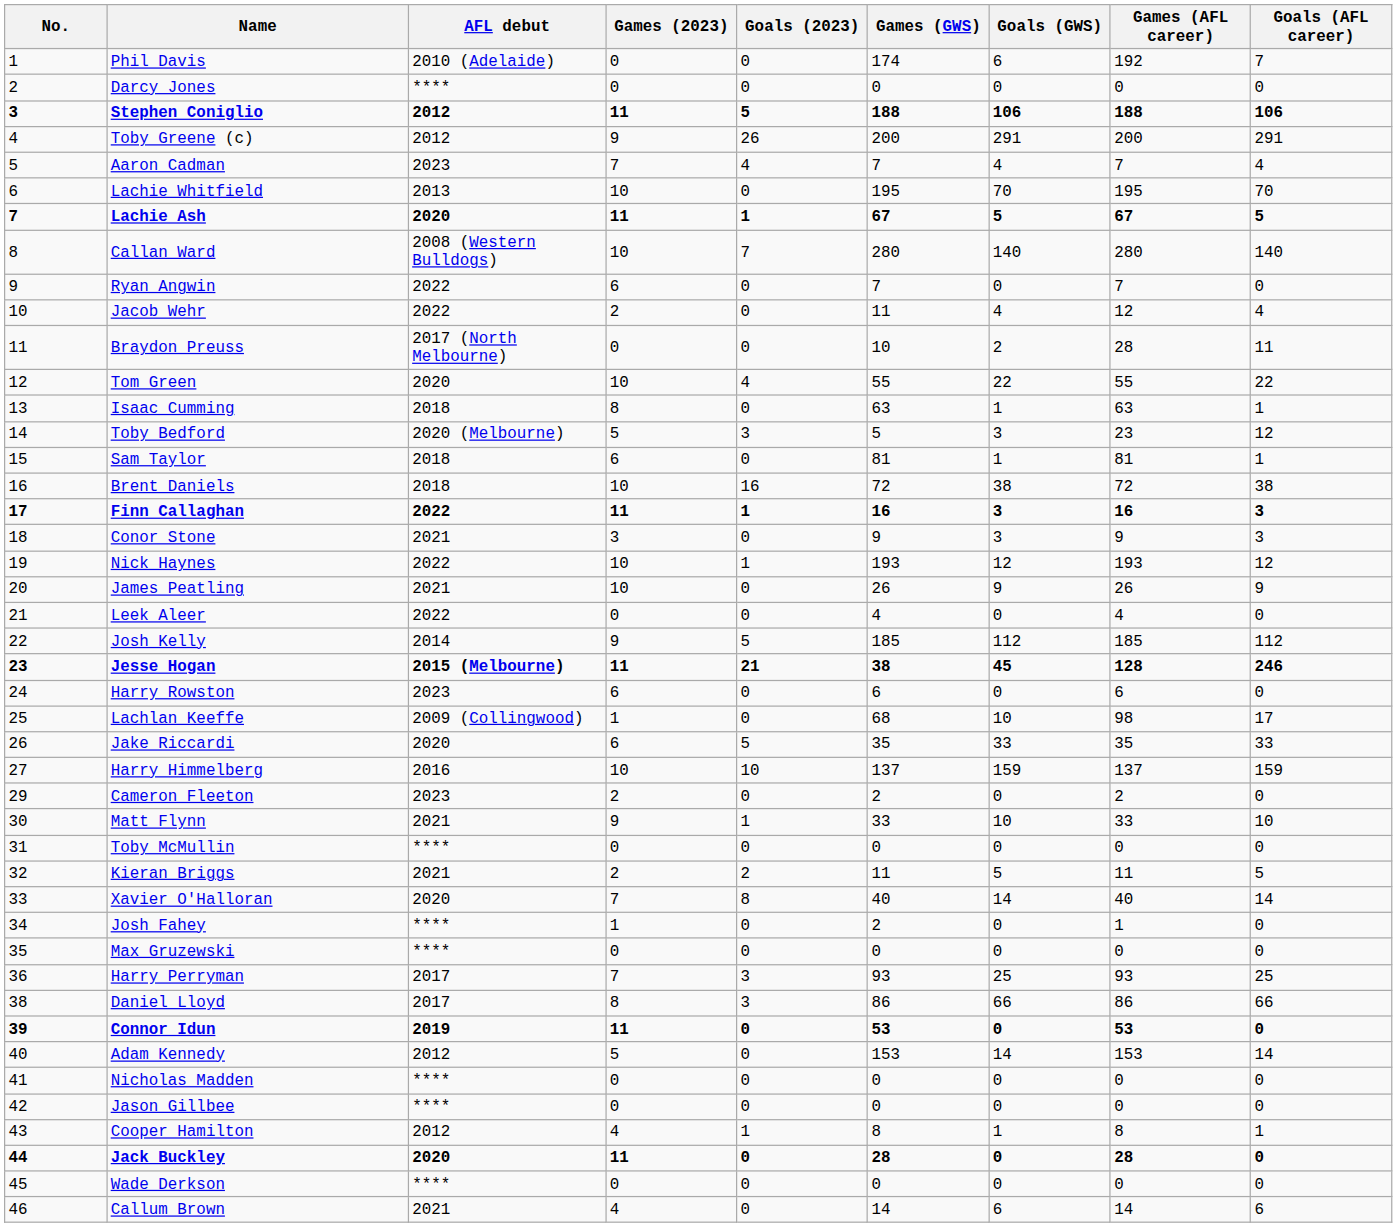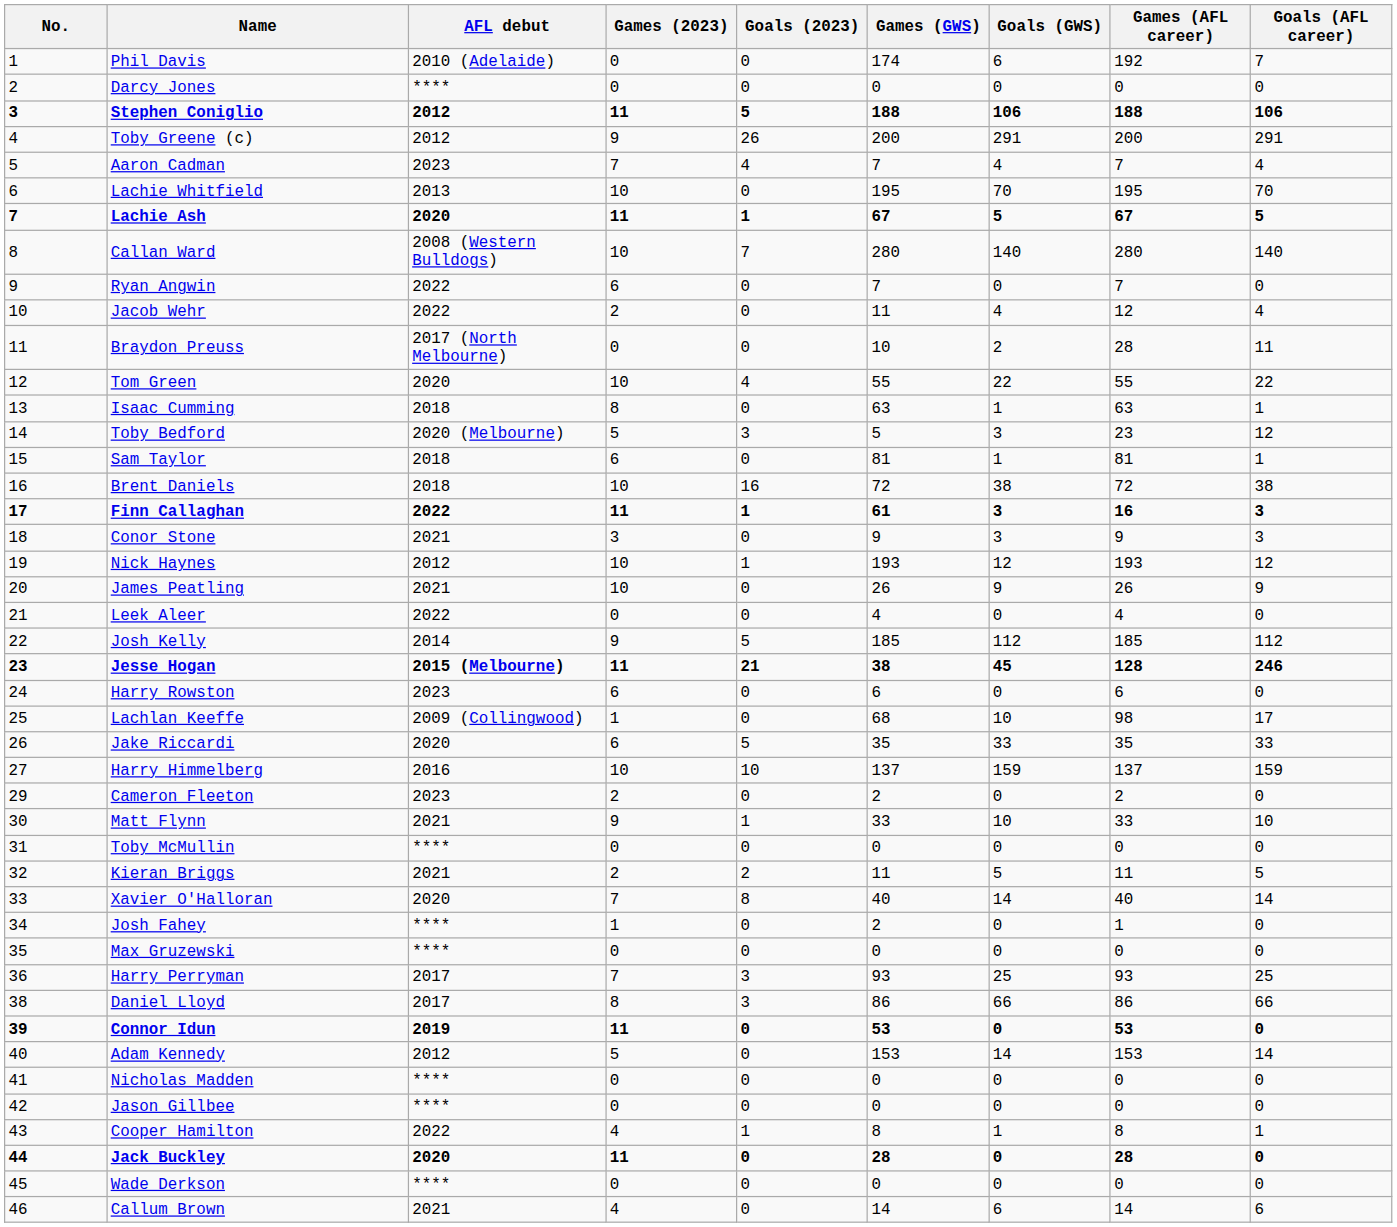(881, 512) 16 -> (881, 512) 61
(431, 564) 2022 -> (431, 564) 2012
(431, 1132) 2012 -> (431, 1132) 2022
